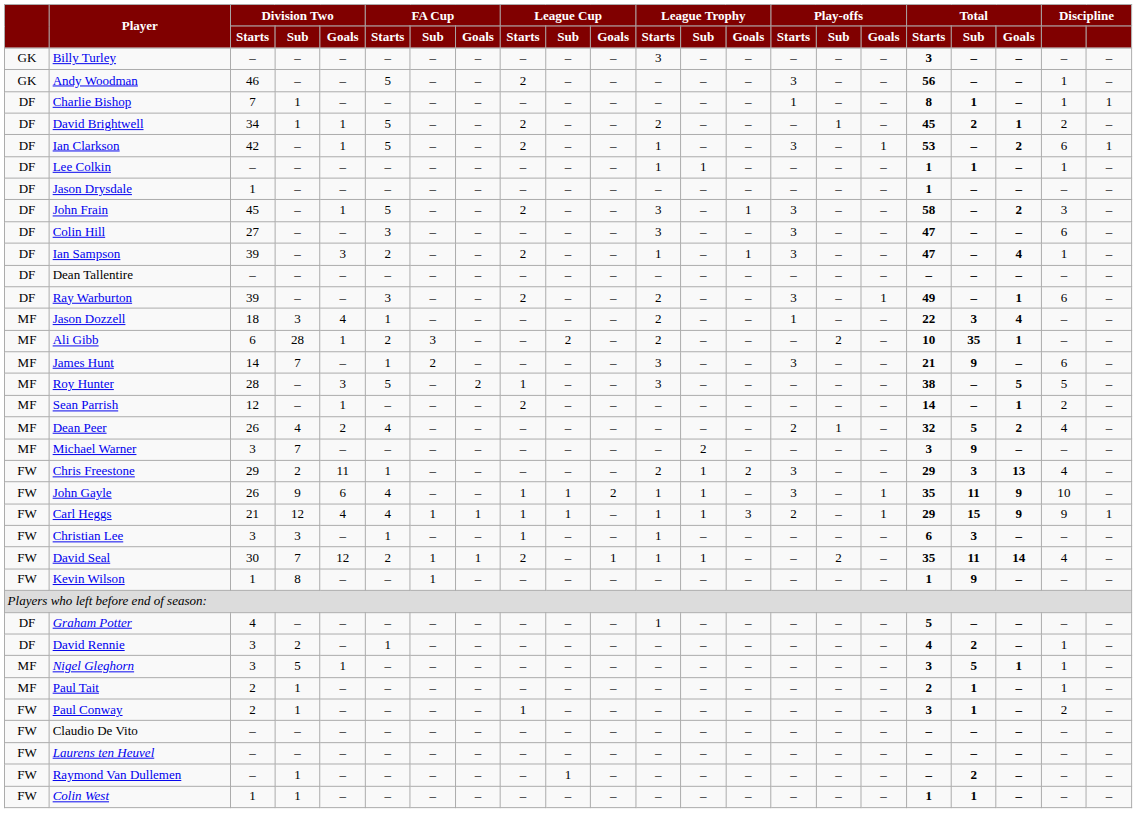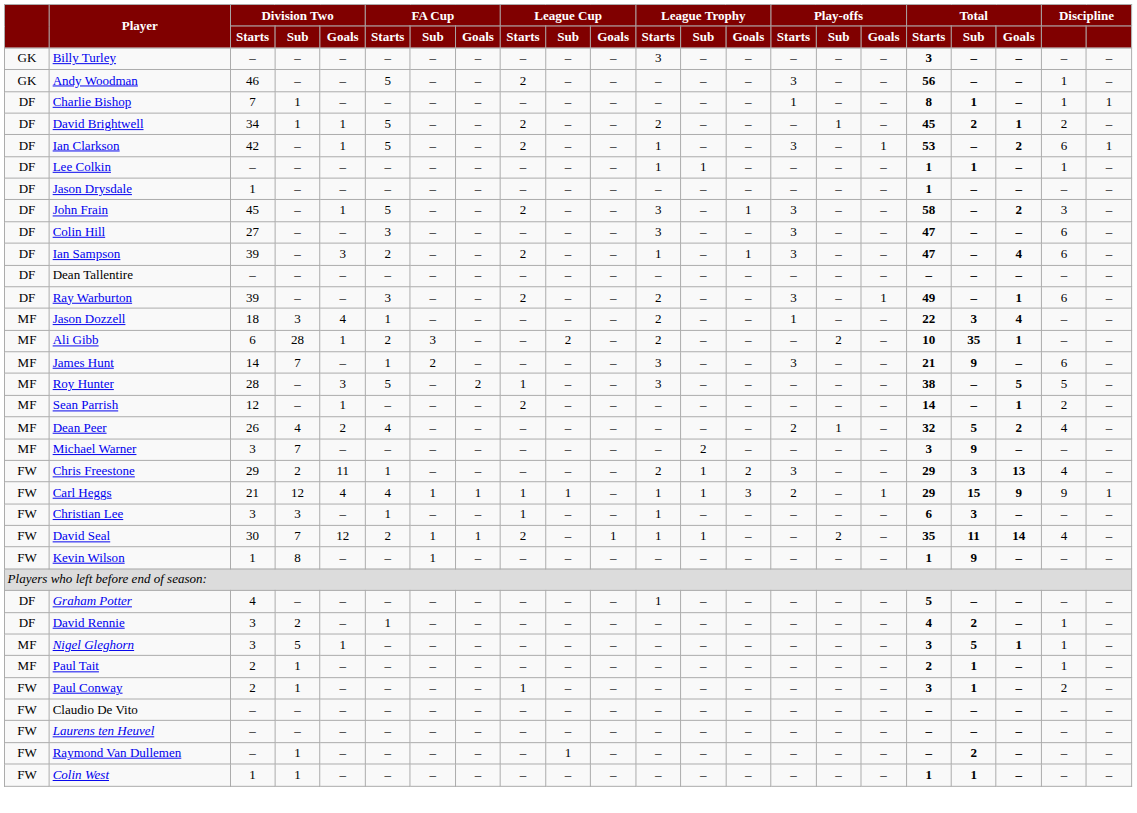(1064, 254) 1 -> (1064, 254) 6
- row: (82, 493)
